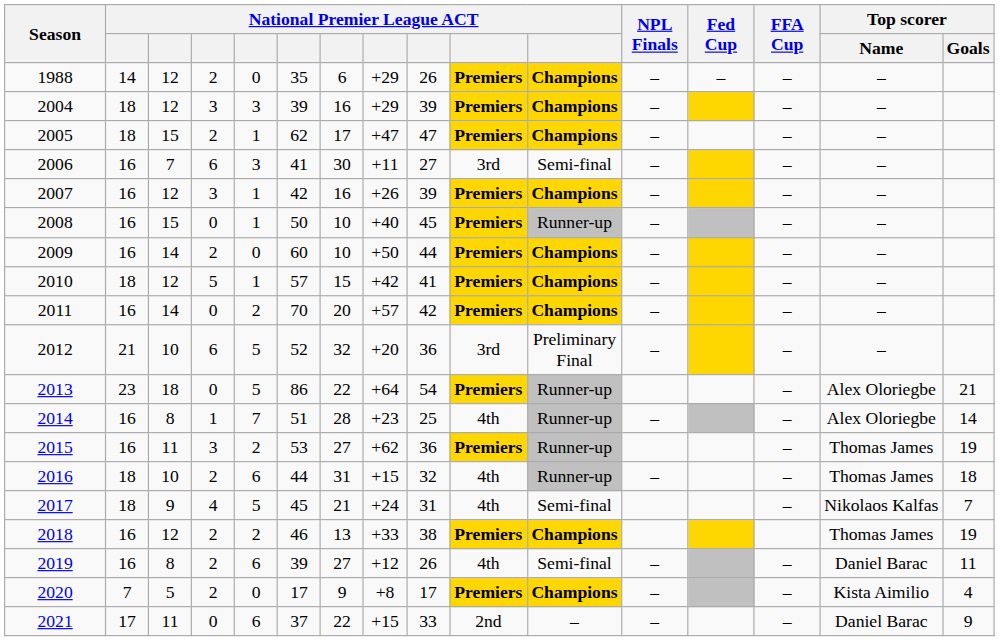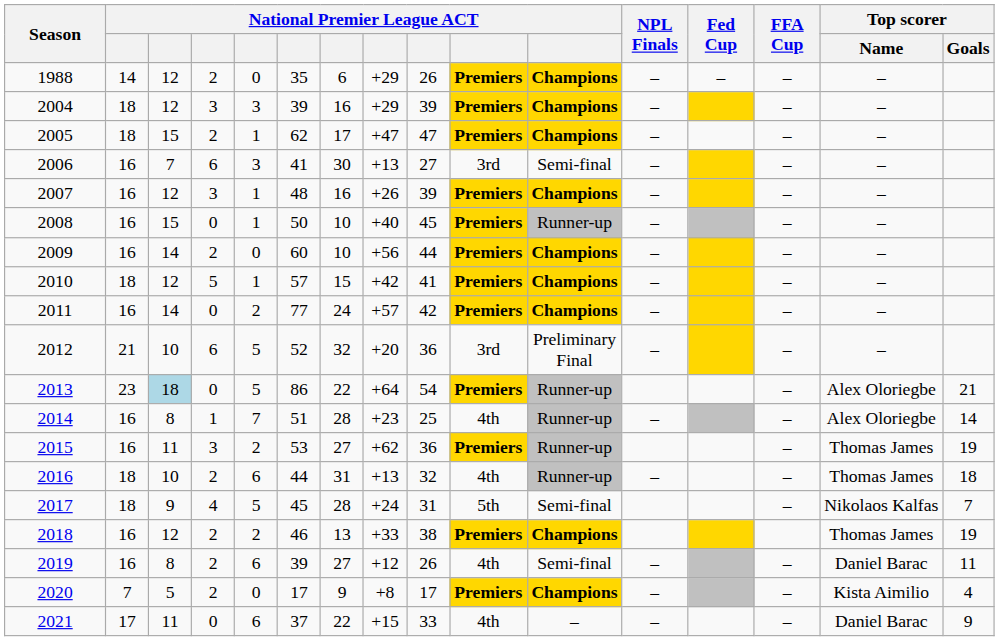(385, 164) +11 -> (385, 164) +13
(299, 193) 42 -> (299, 193) 48
(385, 251) +50 -> (385, 251) +56
(299, 309) 70 -> (299, 309) 77
(342, 309) 20 -> (342, 309) 24
(170, 388) no background -> (170, 388) lightblue background
(385, 476) +15 -> (385, 476) +13
(342, 505) 21 -> (342, 505) 28
(488, 505) 4th -> (488, 505) 5th
(488, 621) 2nd -> (488, 621) 4th
